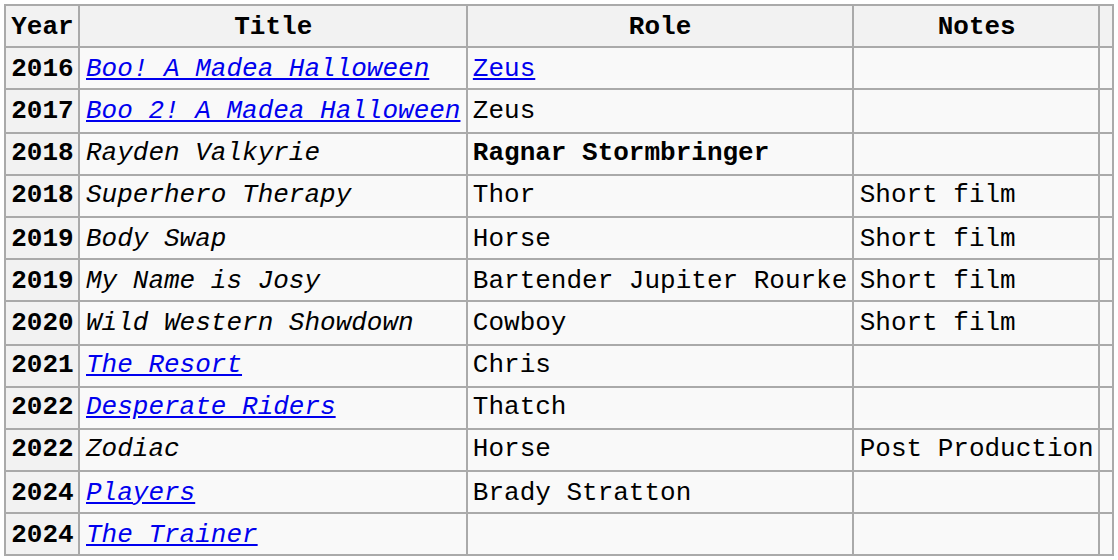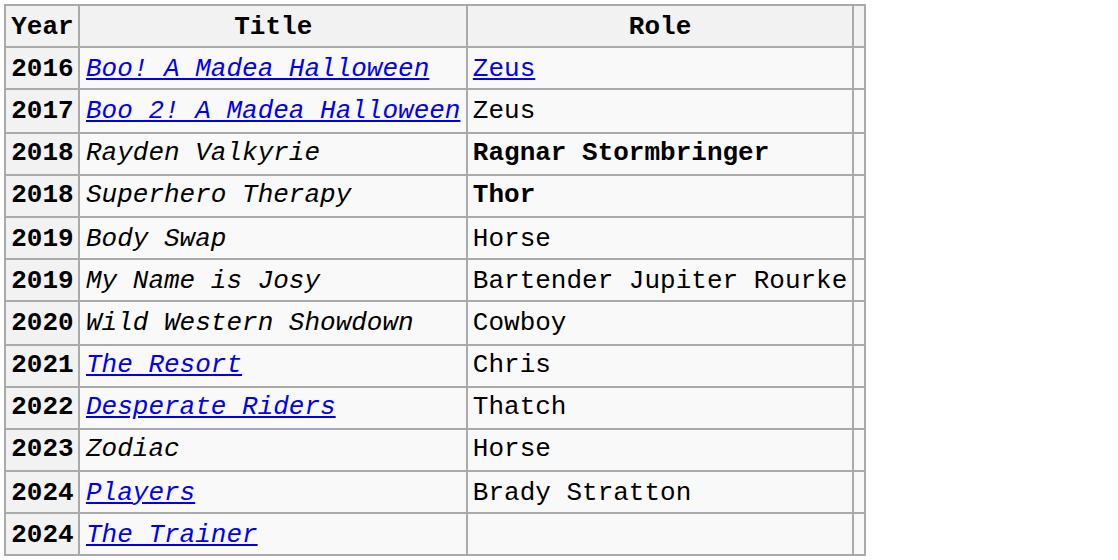- column: (977, 26)
(504, 196) normal -> (504, 196) bold
(42, 450) 2022 -> (42, 450) 2023
